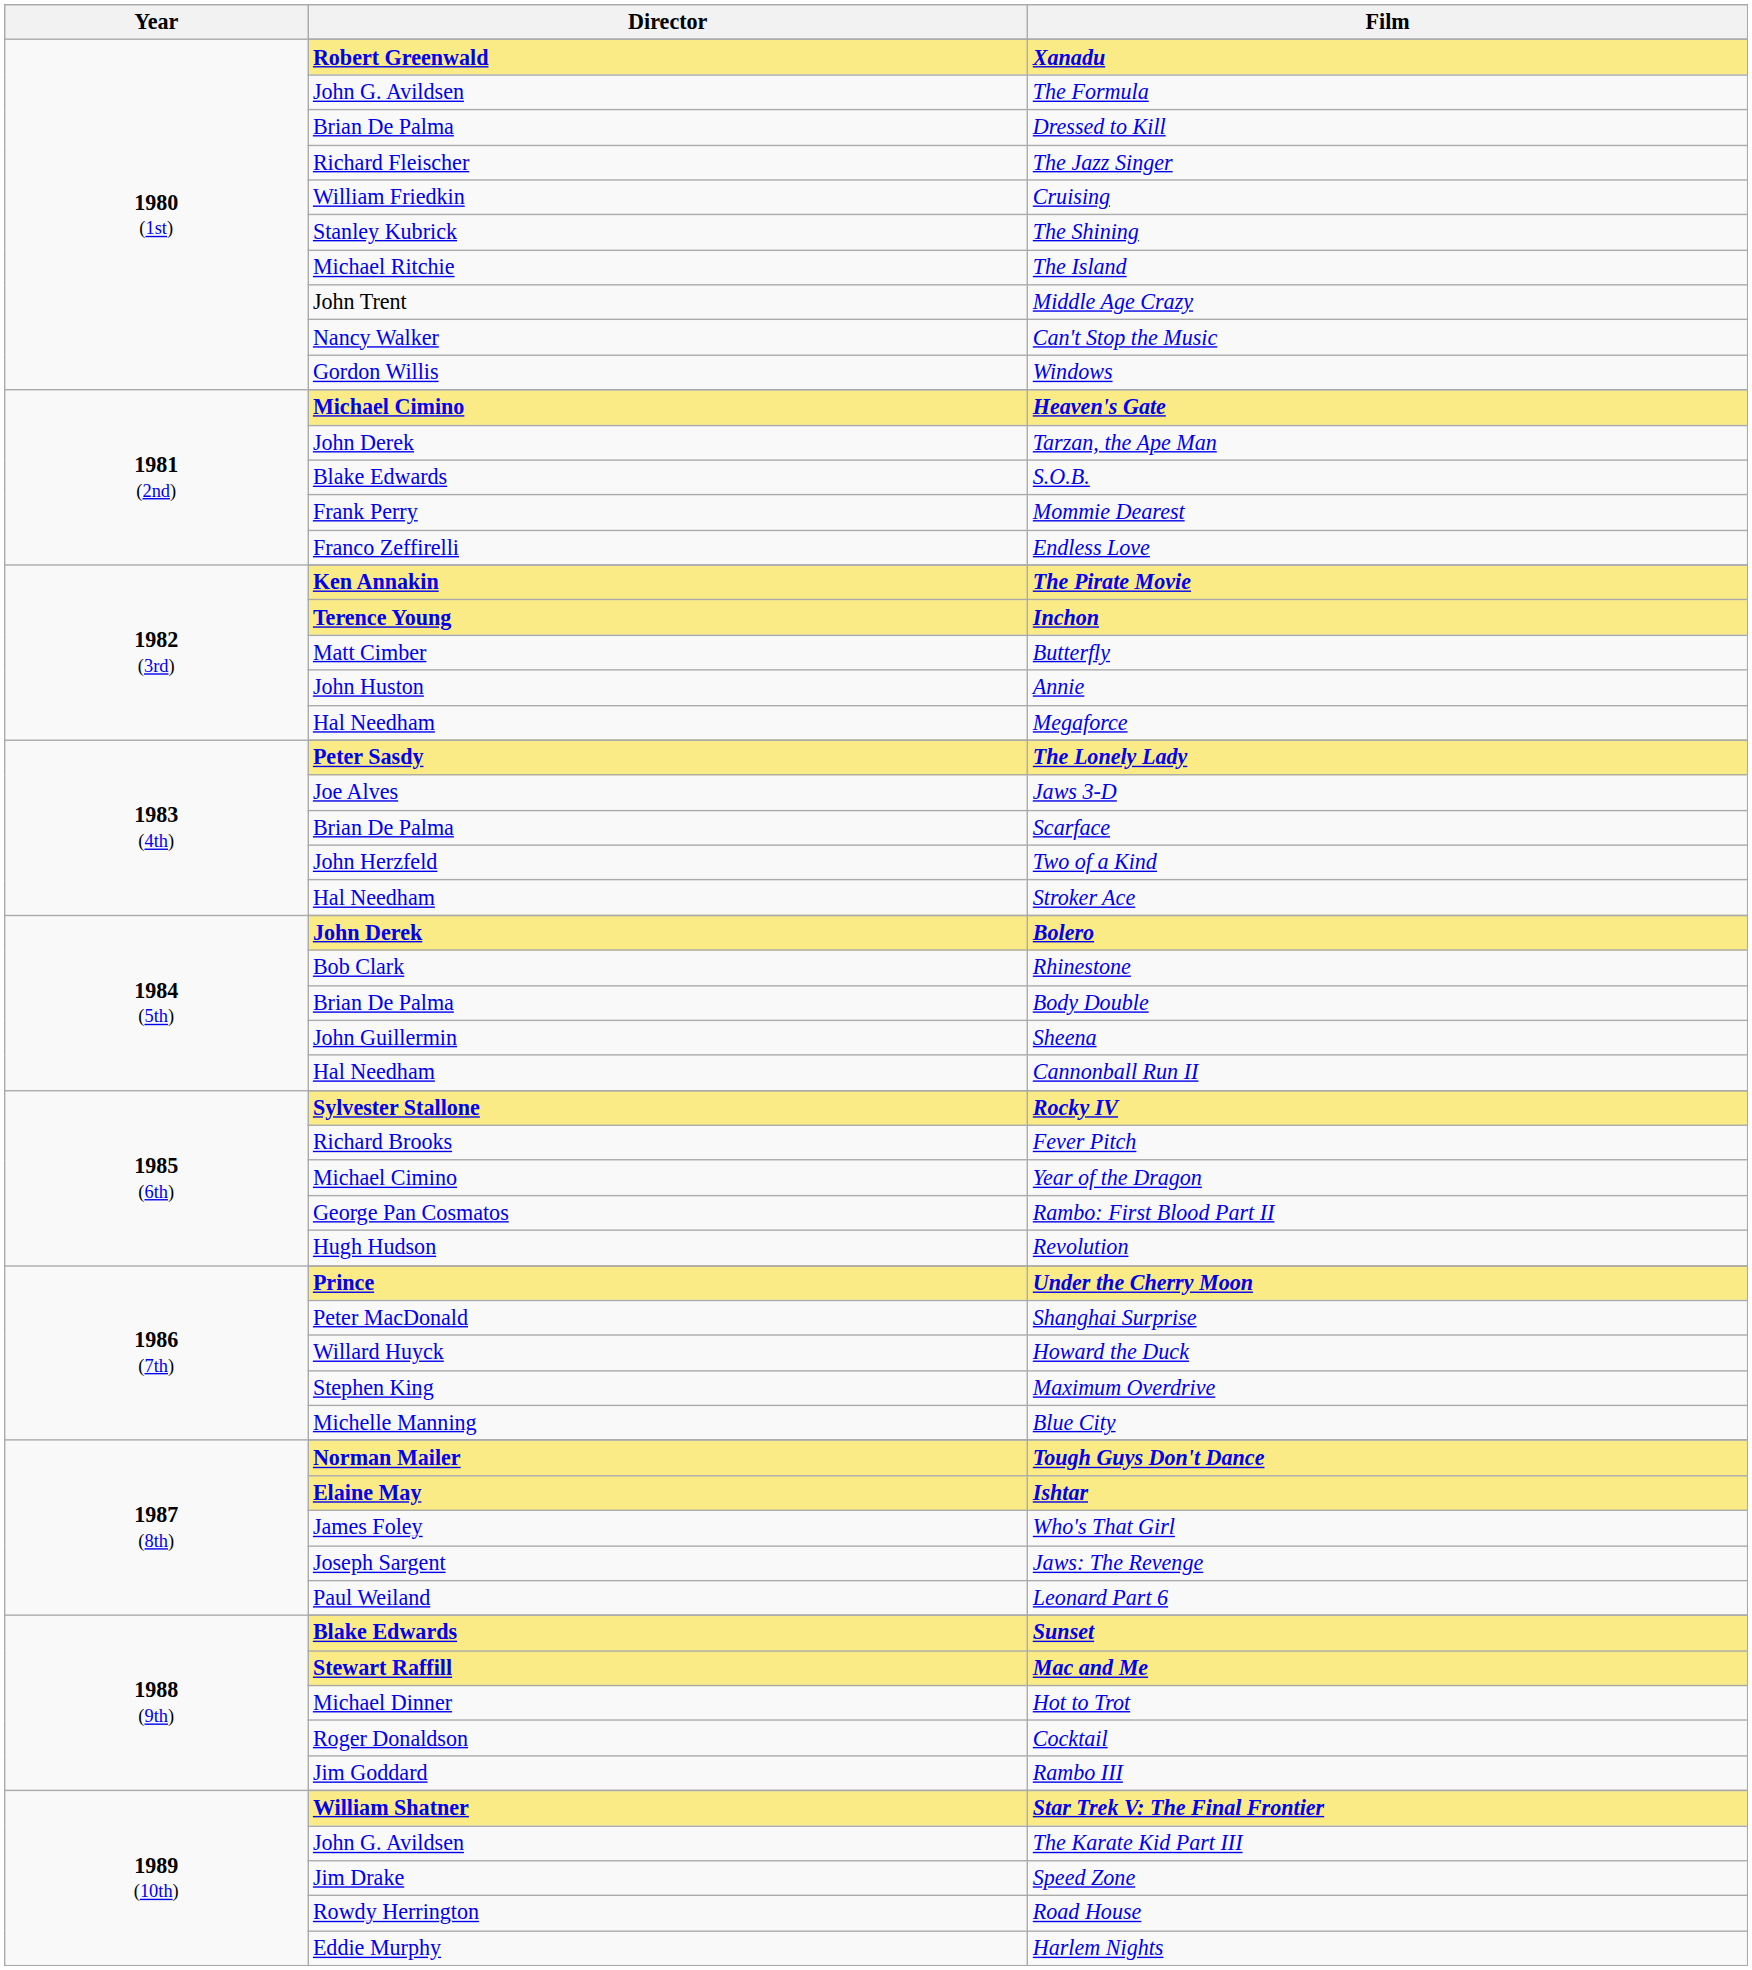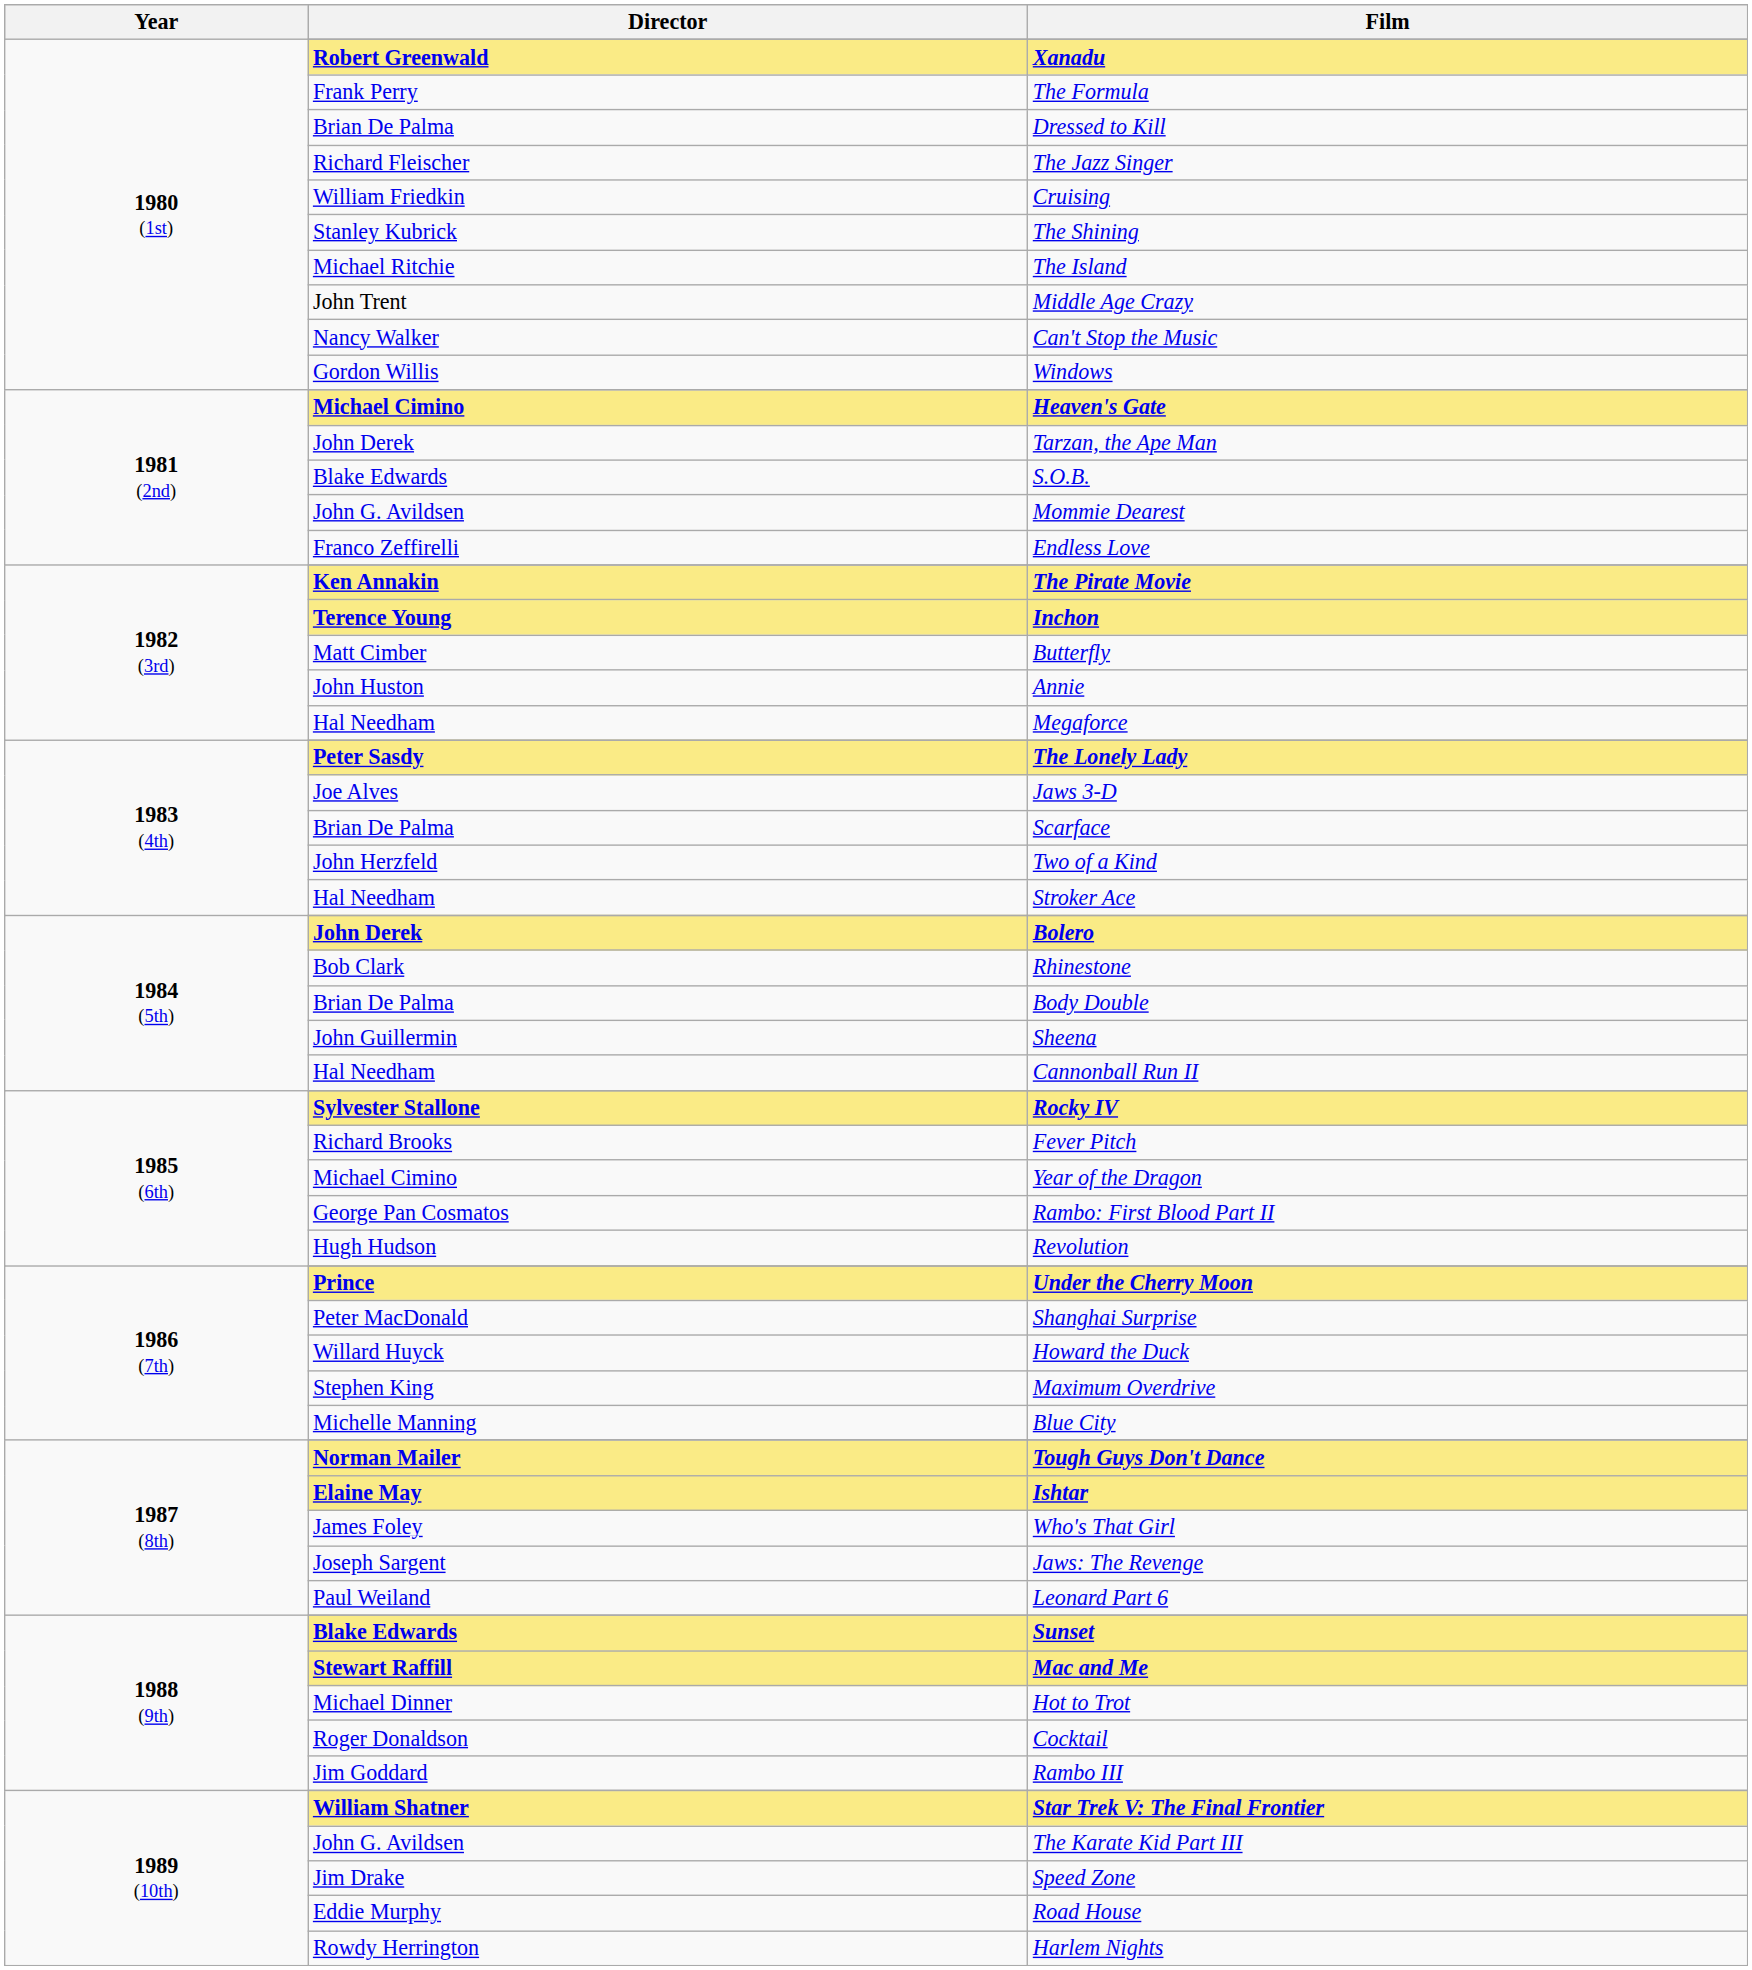(388, 92) John G. Avildsen -> (365, 92) Frank Perry
(365, 512) Frank Perry -> (388, 512) John G. Avildsen
(396, 1912) Rowdy Herrington -> (377, 1912) Eddie Murphy
(377, 1947) Eddie Murphy -> (396, 1947) Rowdy Herrington
